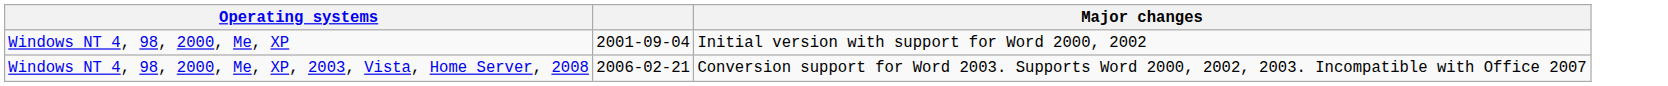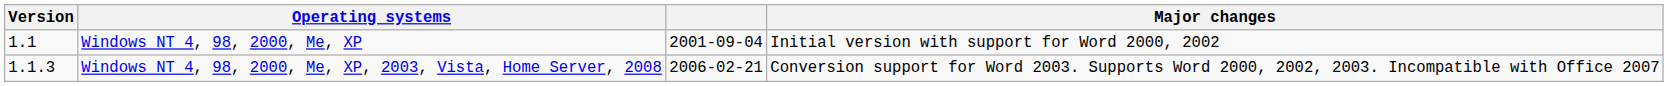+ column: (41, 17)
